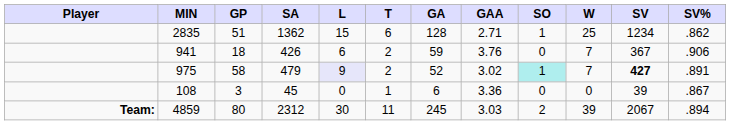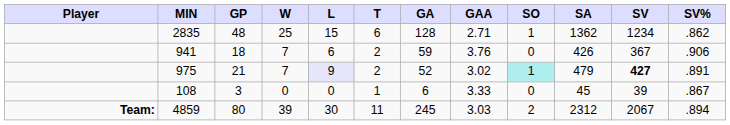columns swapped: (589, 14) <-> (291, 14)
(238, 33) 51 -> (238, 33) 48
(238, 71) 58 -> (238, 71) 21
(490, 91) 3.36 -> (479, 91) 3.33
